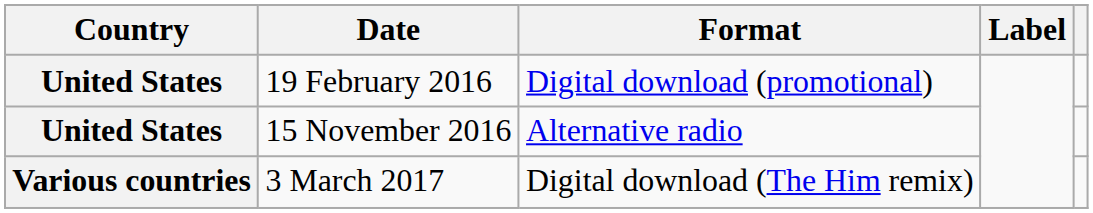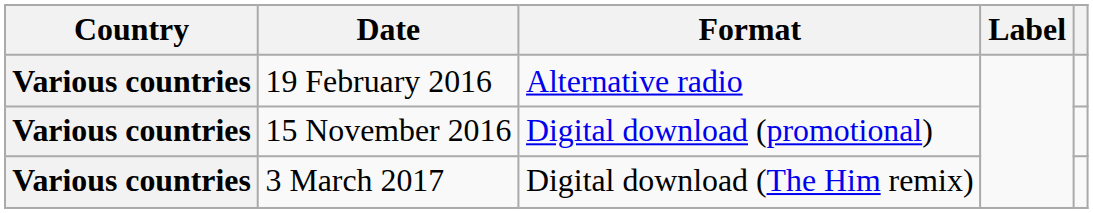(132, 80) United States -> (132, 80) Various countries
(729, 80) Digital download (promotional) -> (634, 80) Alternative radio
(132, 130) United States -> (132, 130) Various countries
(634, 130) Alternative radio -> (729, 130) Digital download (promotional)
